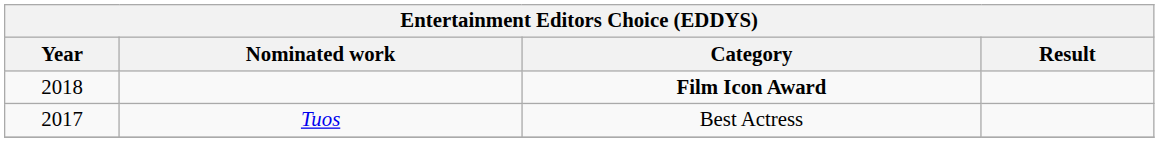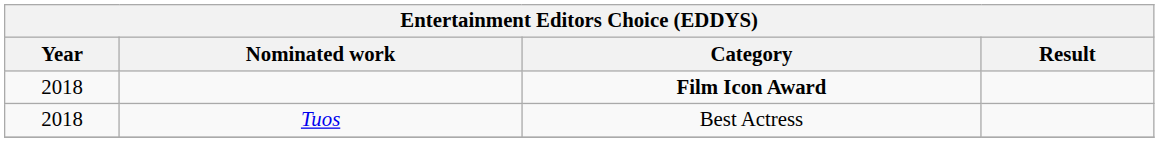(62, 119) 2017 -> (62, 119) 2018
